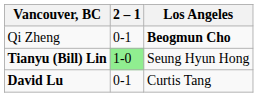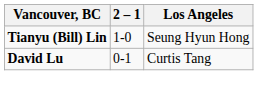- row: (34, 37)
(122, 59) lightgreen background -> (122, 37) no background
